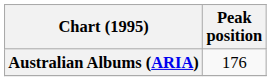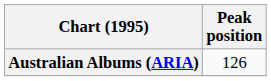(234, 62) 176 -> (234, 62) 126
